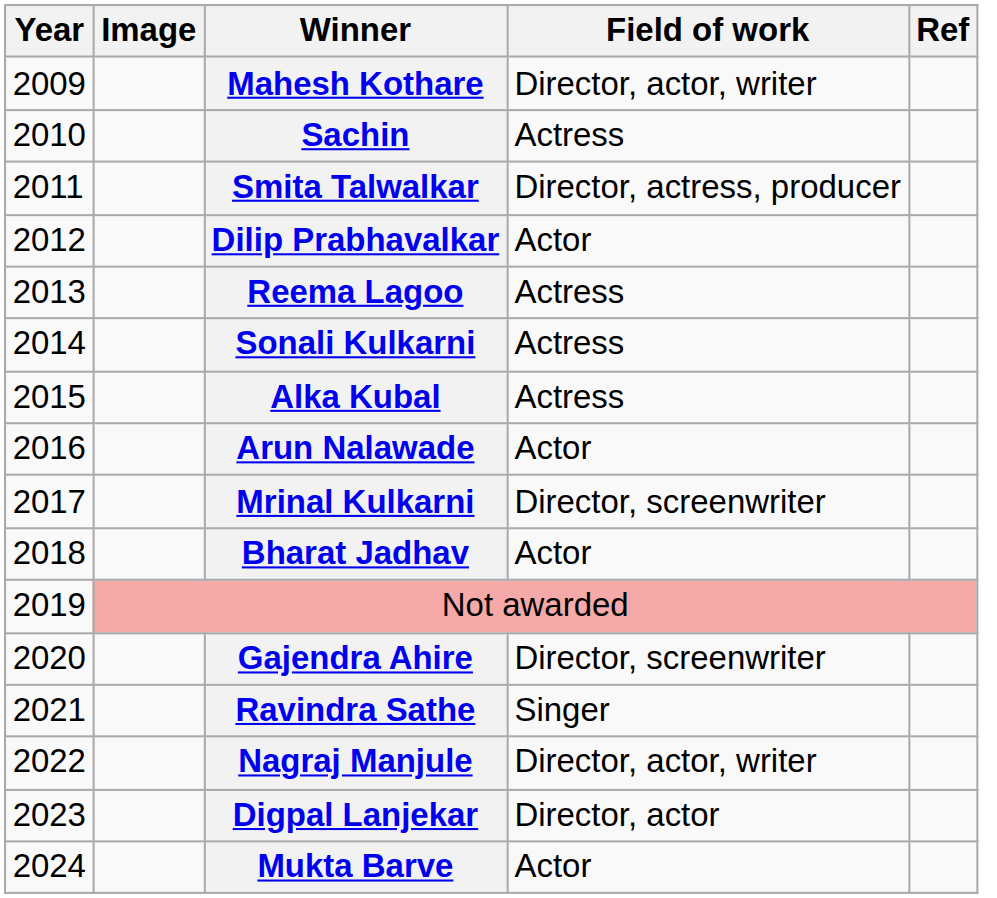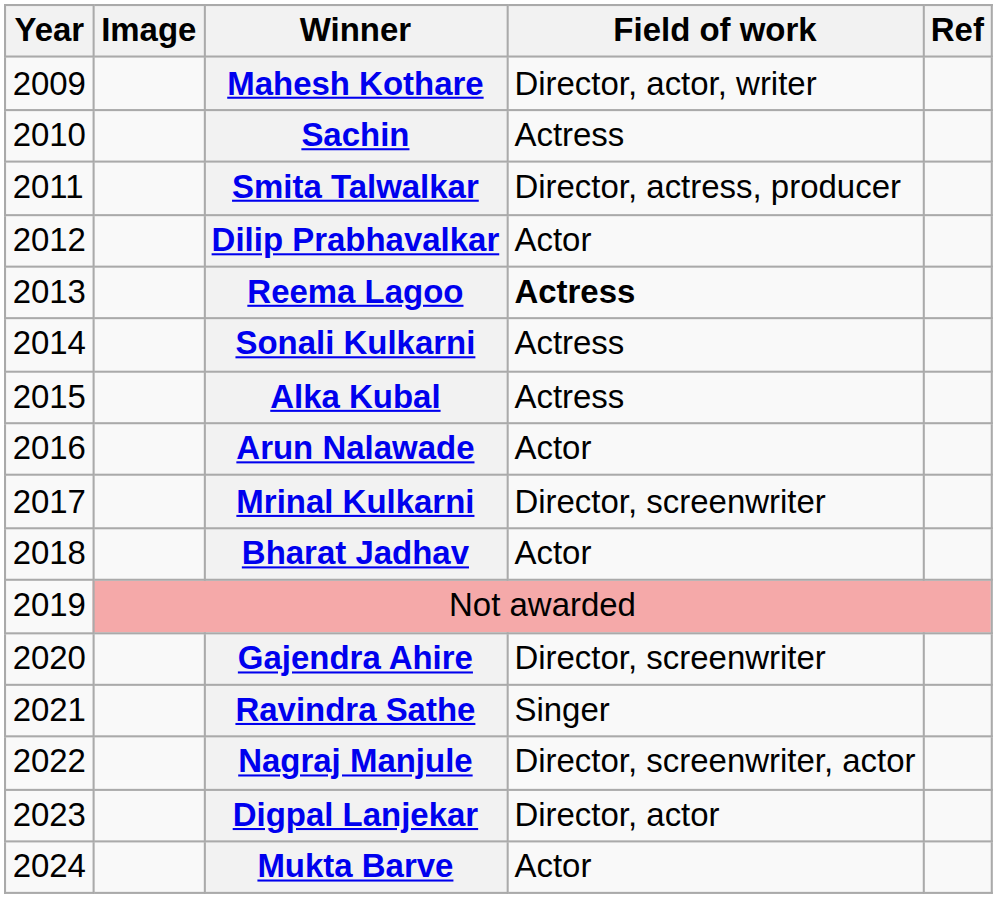(569, 291) normal -> (575, 291) bold
(666, 762) Director, actor, writer -> (715, 762) Director, screenwriter, actor
